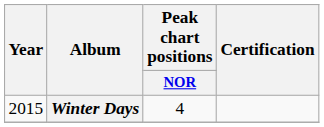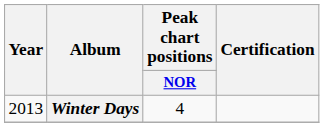(26, 108) 2015 -> (26, 108) 2013
